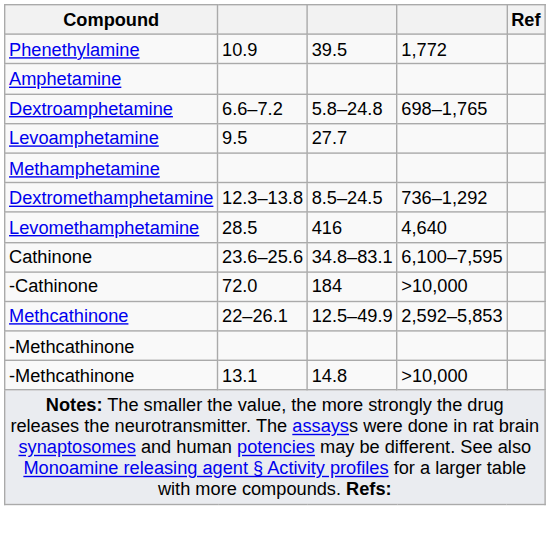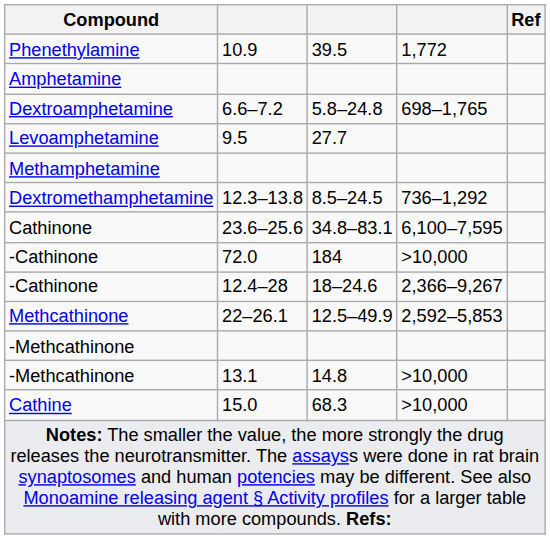- row: (104, 227)
+ row: (54, 286)
+ row: (40, 405)
